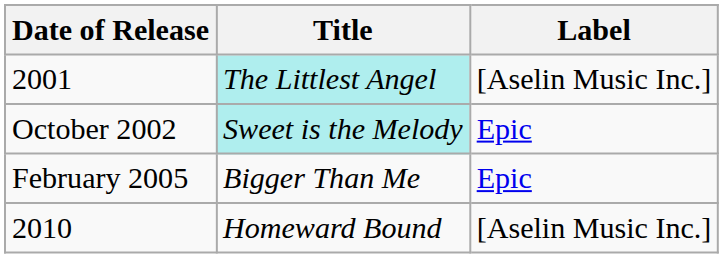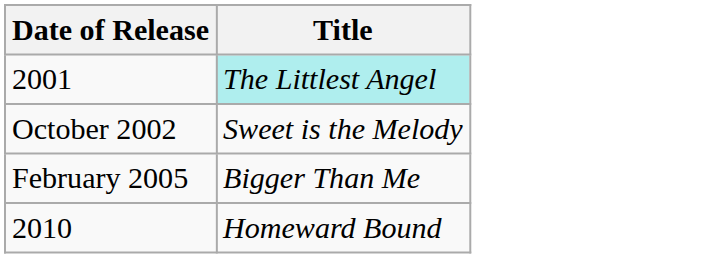- column: (594, 29)
(343, 128) paleturquoise background -> (343, 128) no background
